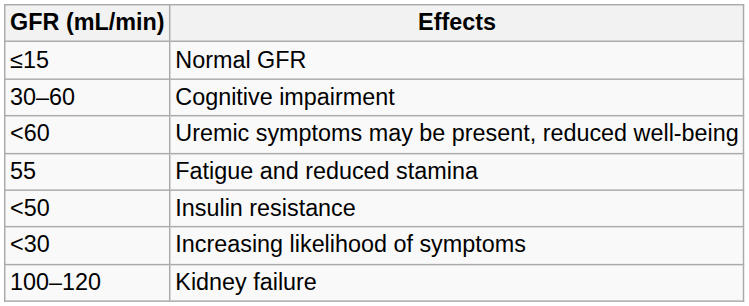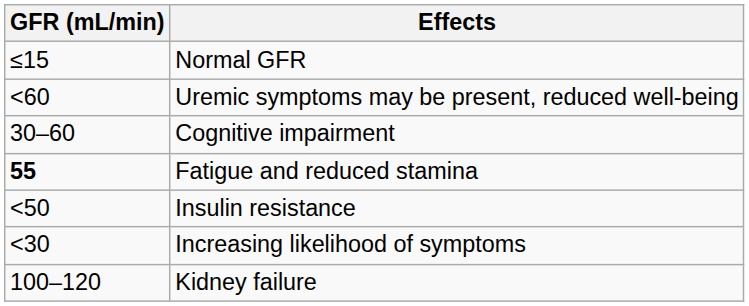rows swapped: (457, 134) <-> (285, 97)
(23, 171) normal -> (23, 171) bold
